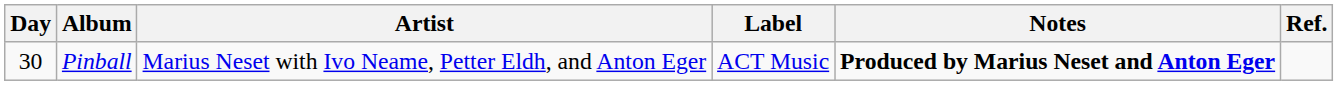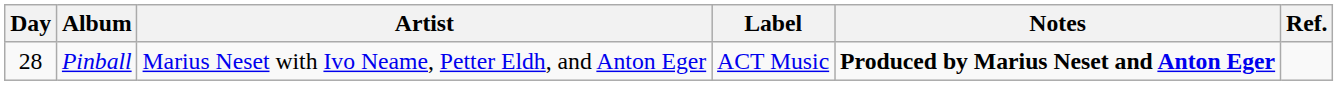(31, 60) 30 -> (31, 60) 28
